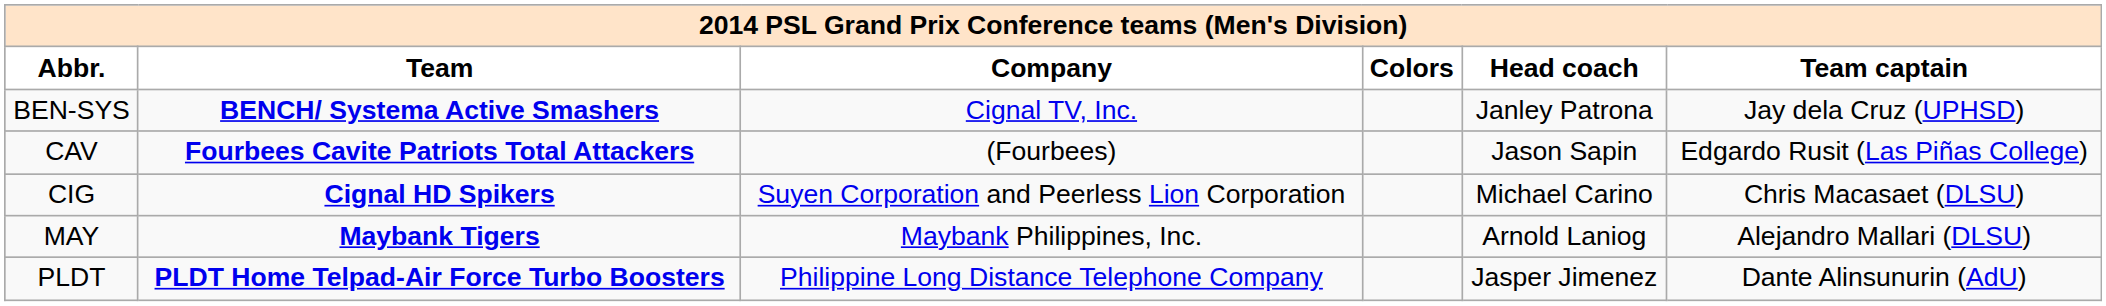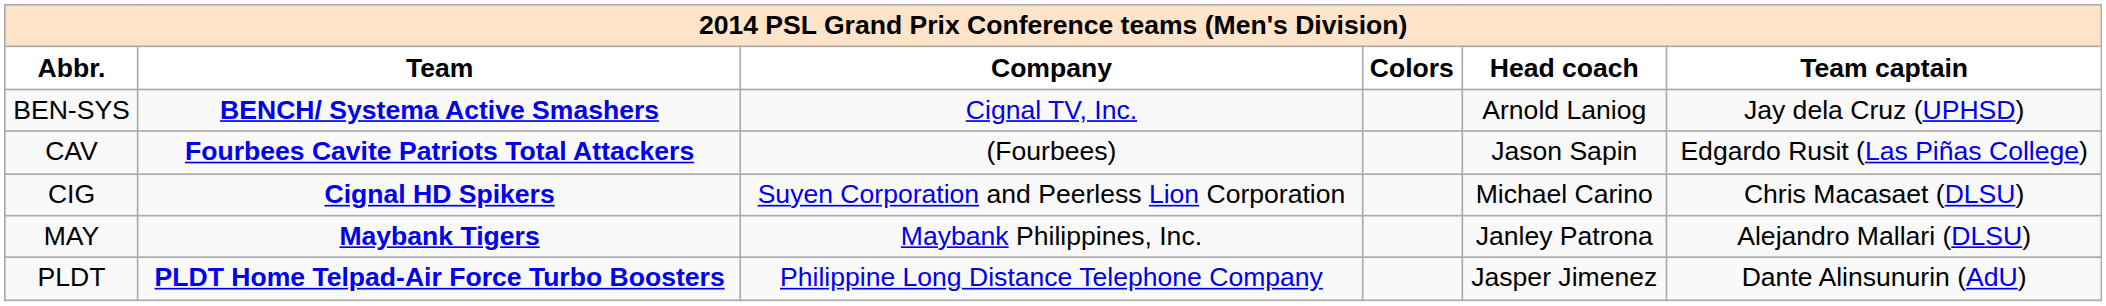(1564, 109) Janley Patrona -> (1564, 109) Arnold Laniog
(1564, 236) Arnold Laniog -> (1564, 236) Janley Patrona
